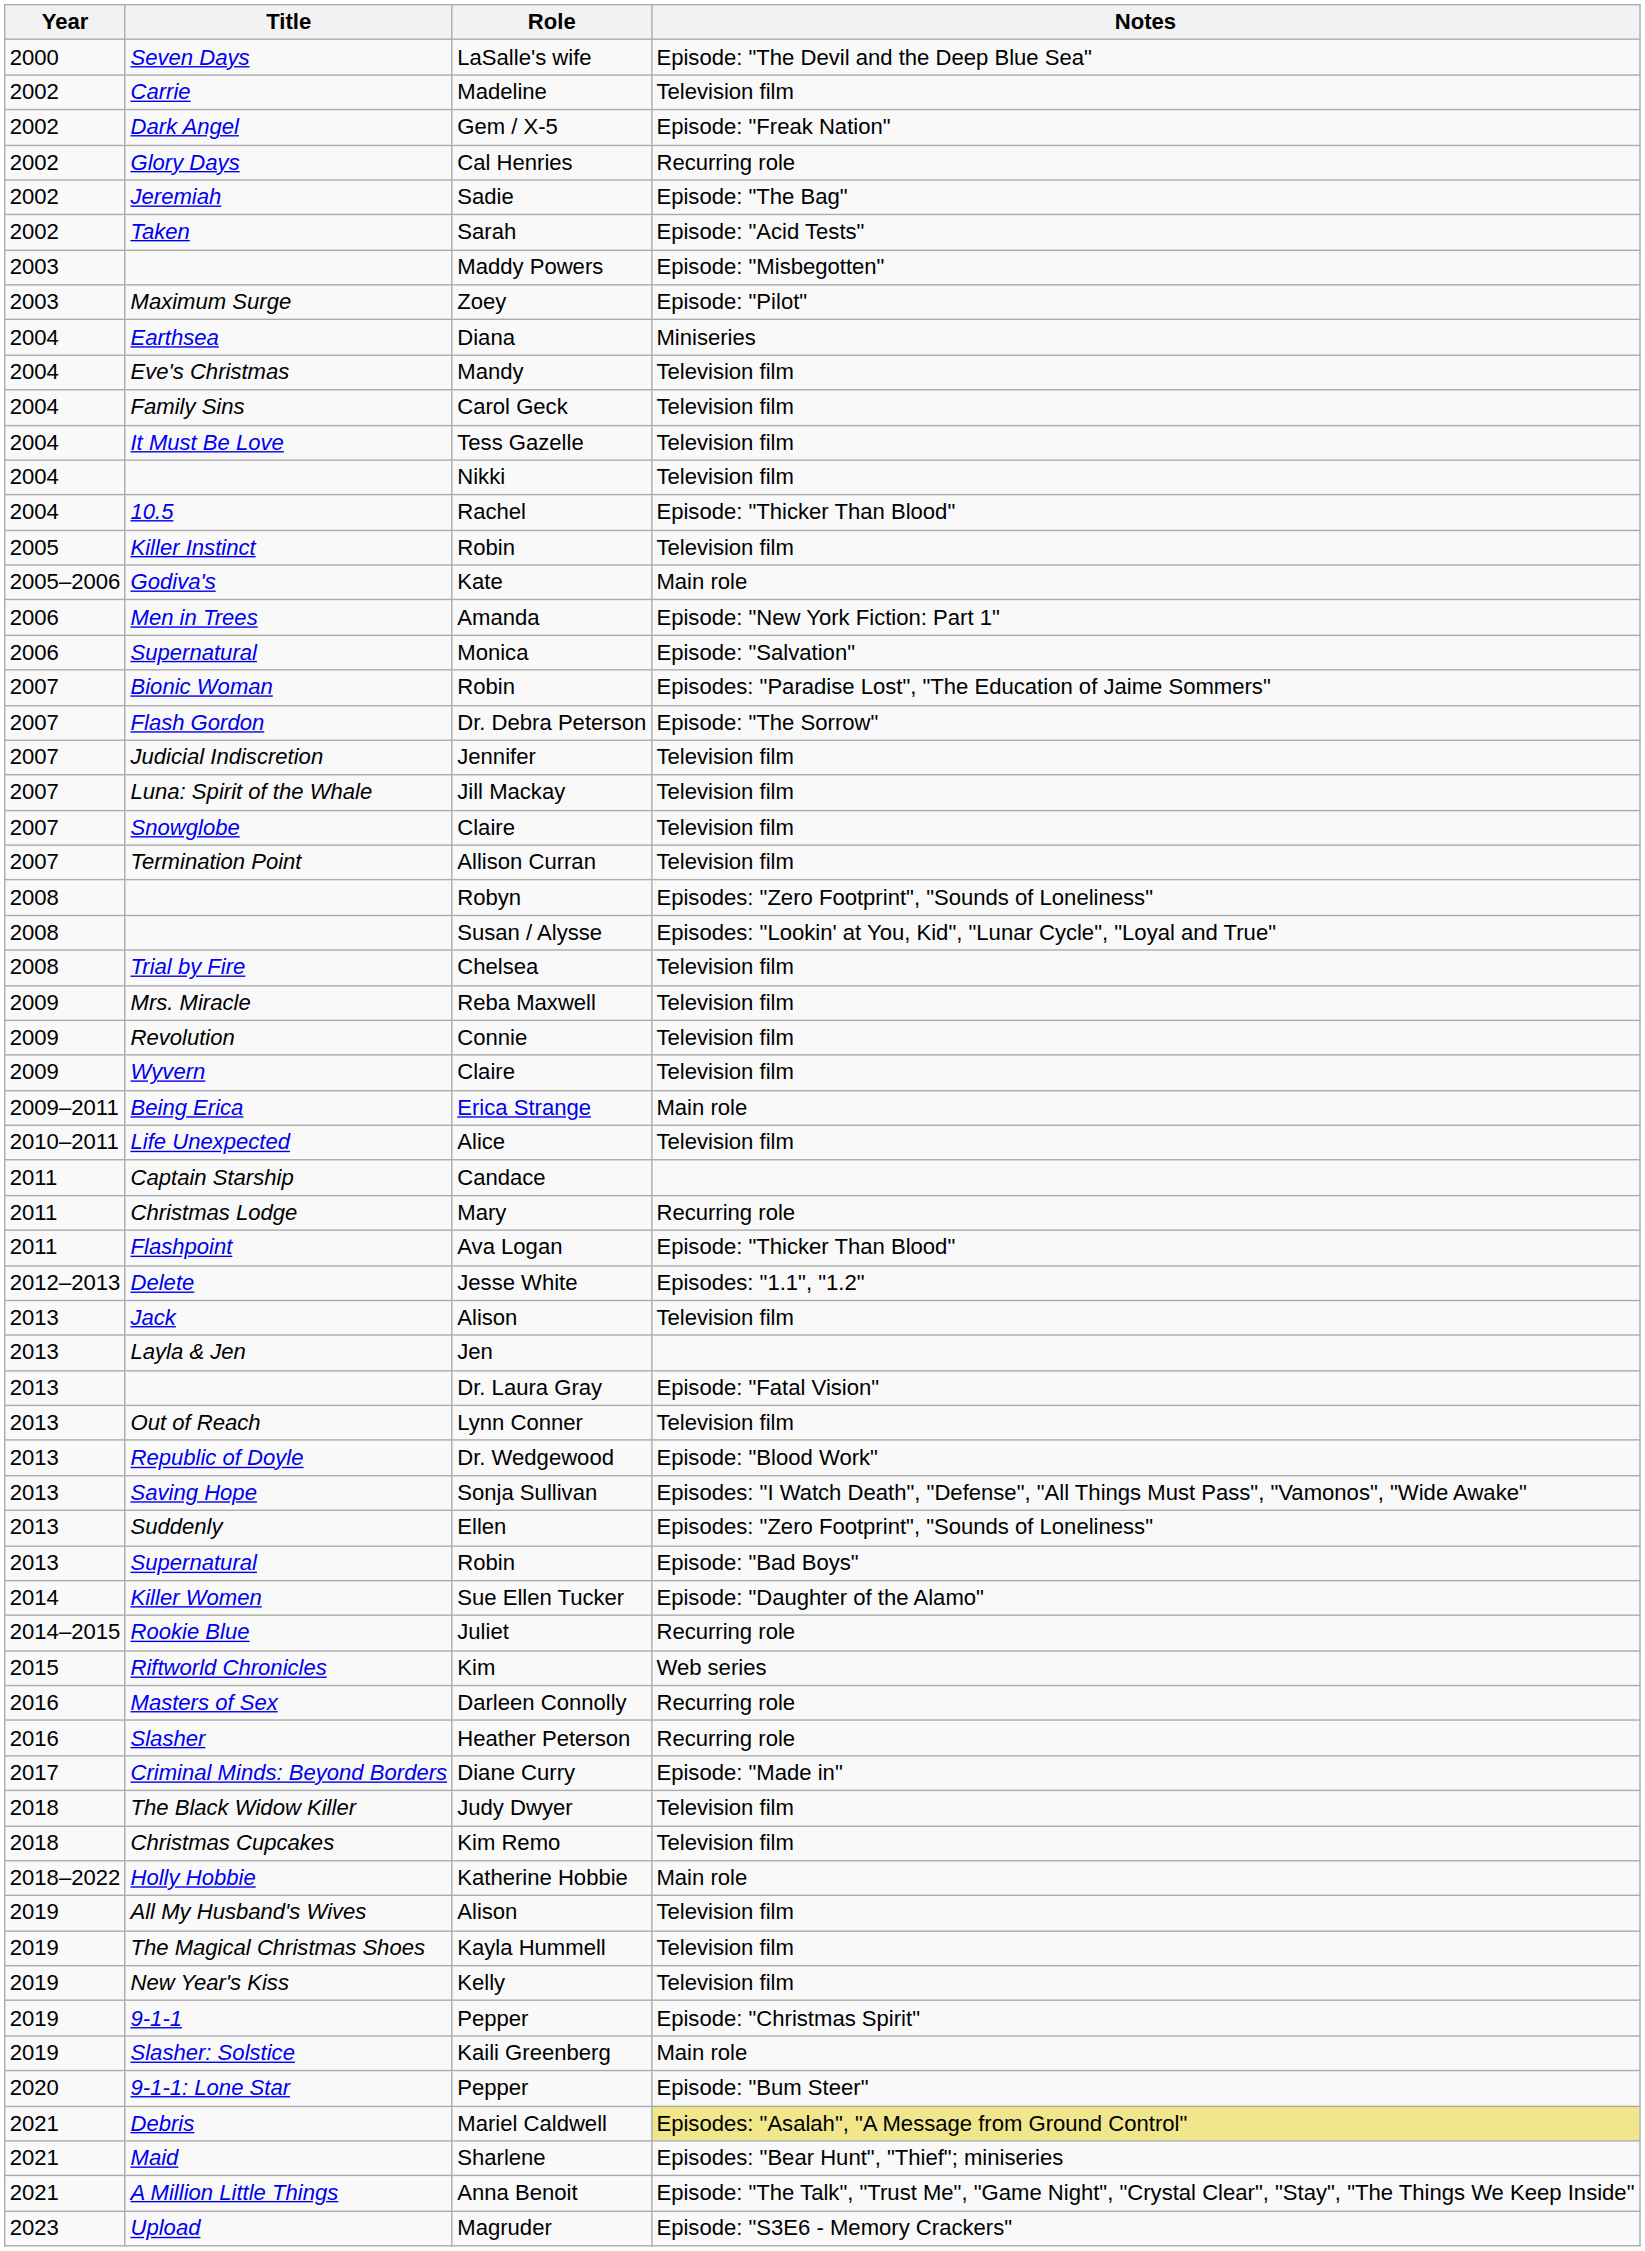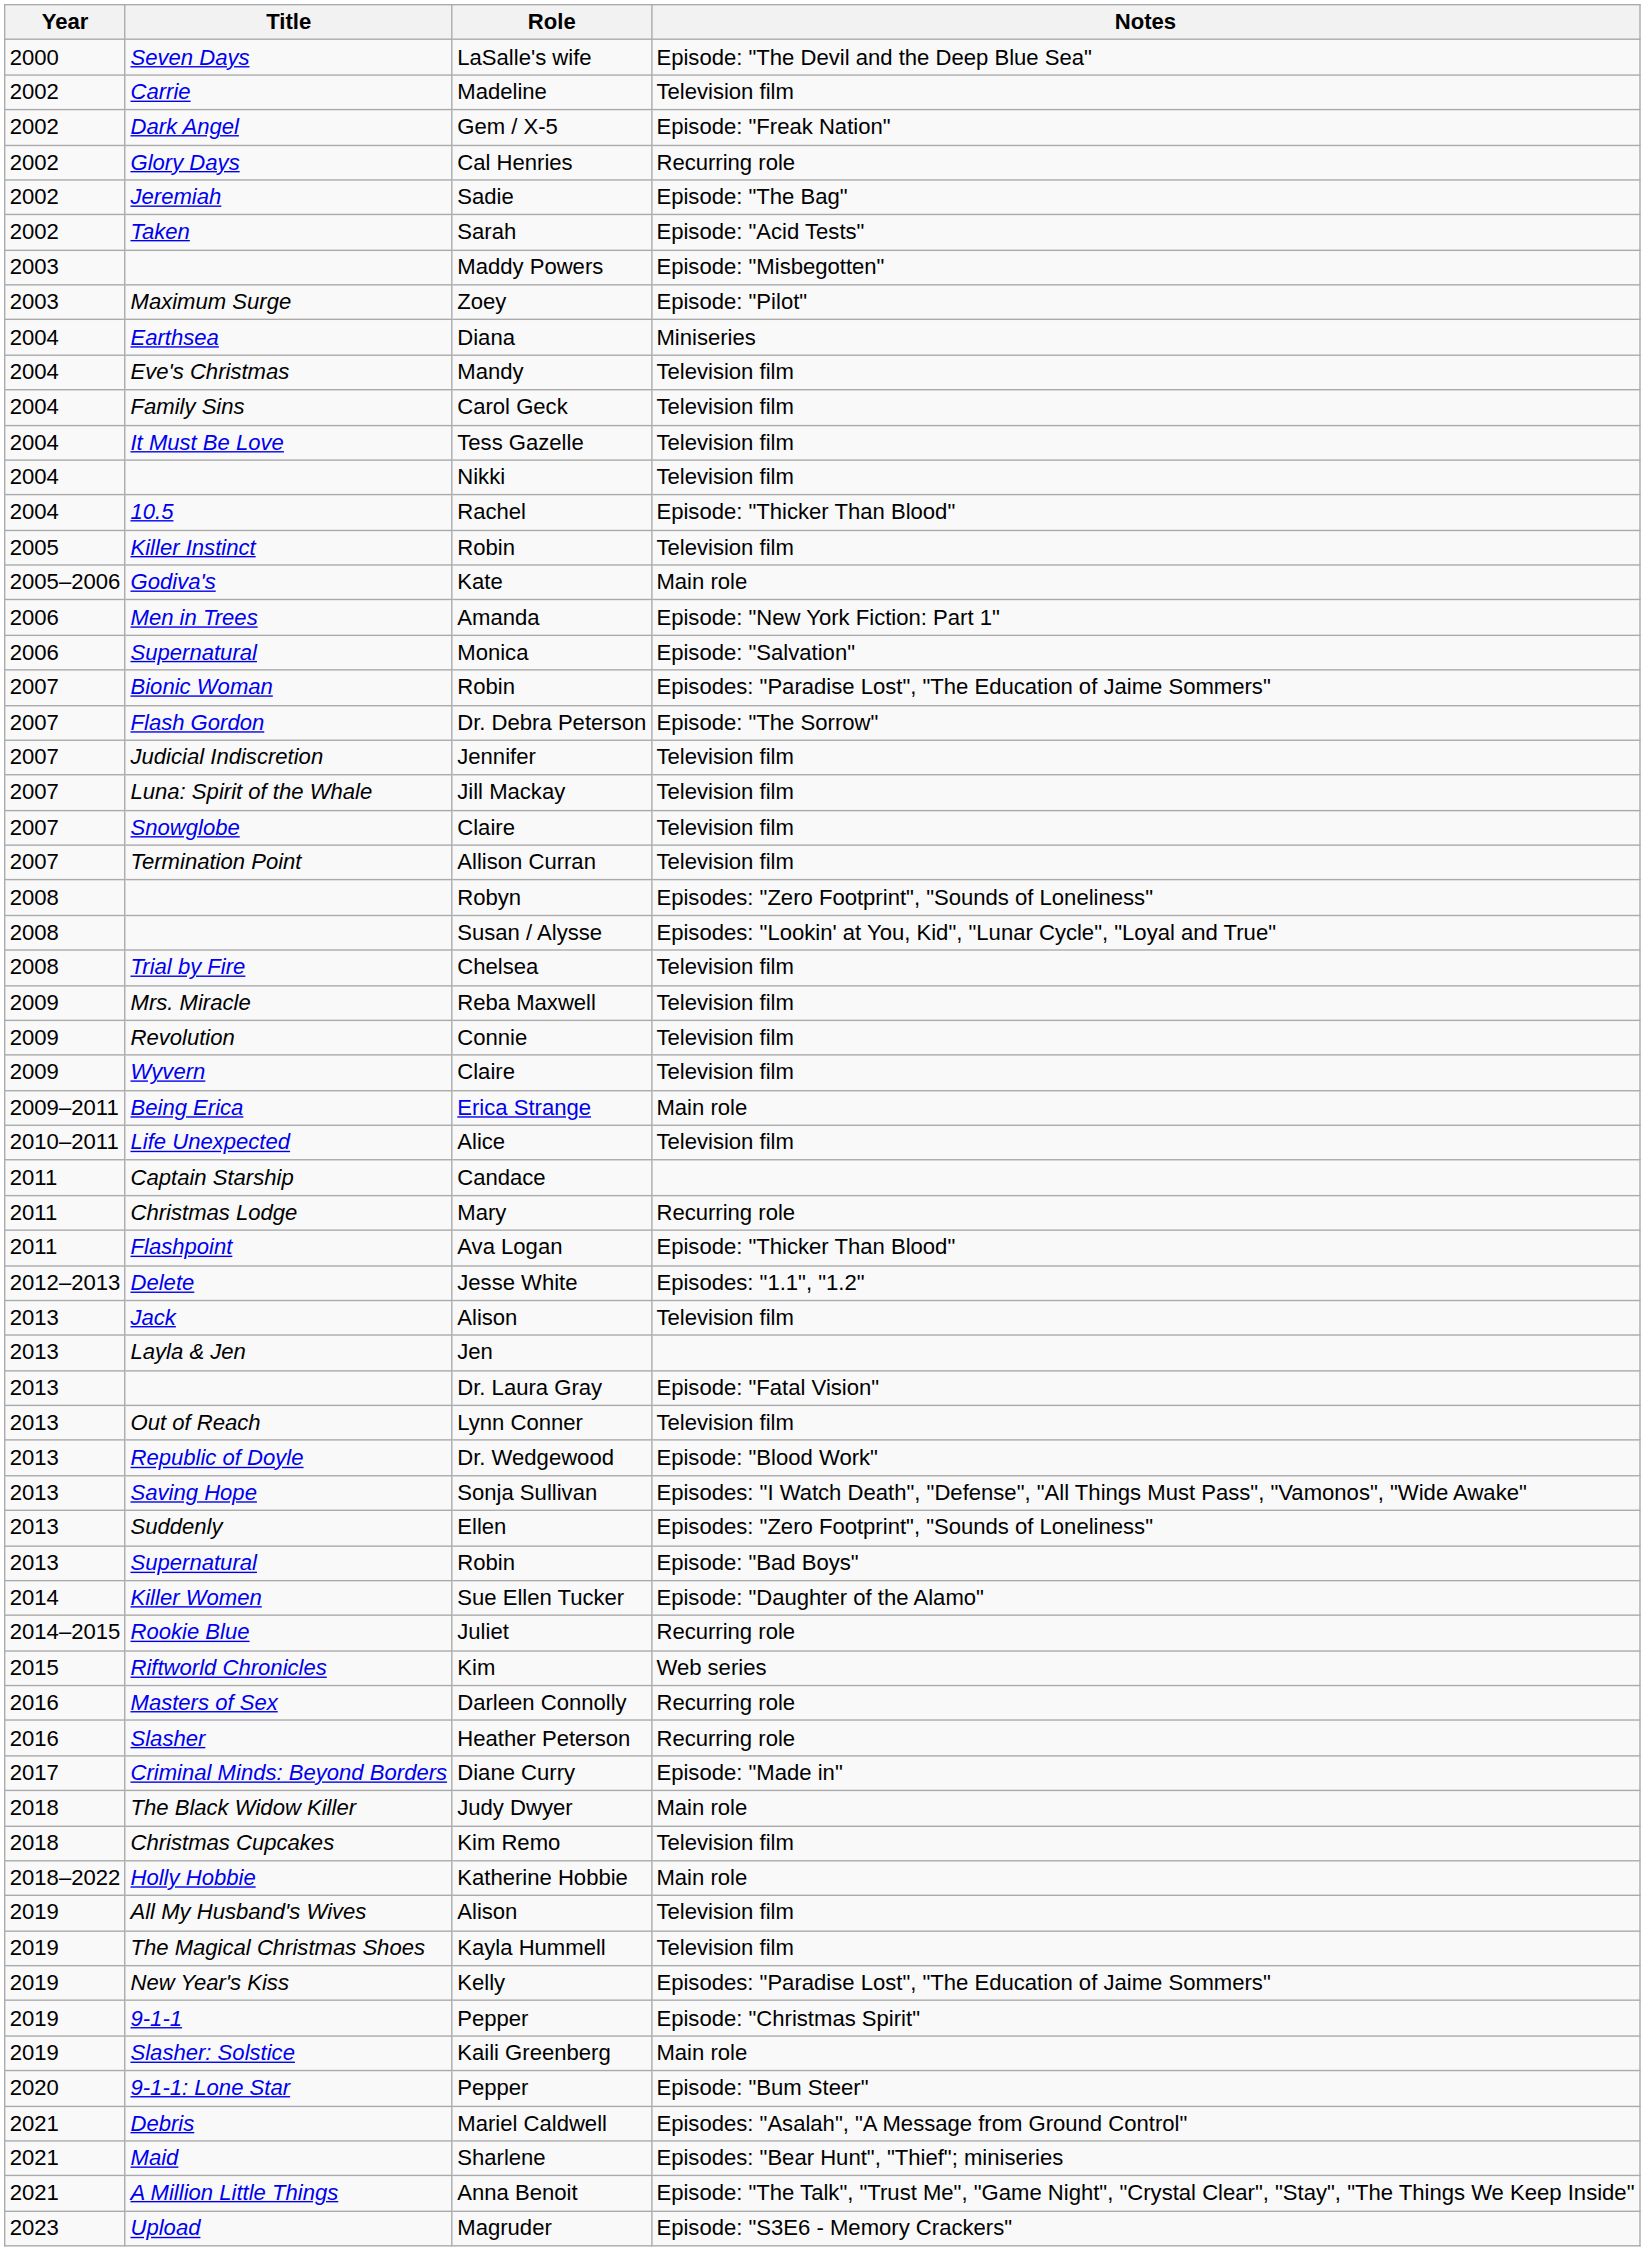(725, 1807) Television film -> (702, 1807) Main role
(725, 1982) Television film -> (964, 1982) Episodes: "Paradise Lost", "The Education of Jaime Sommers"
(922, 2123) khaki background -> (922, 2123) no background
